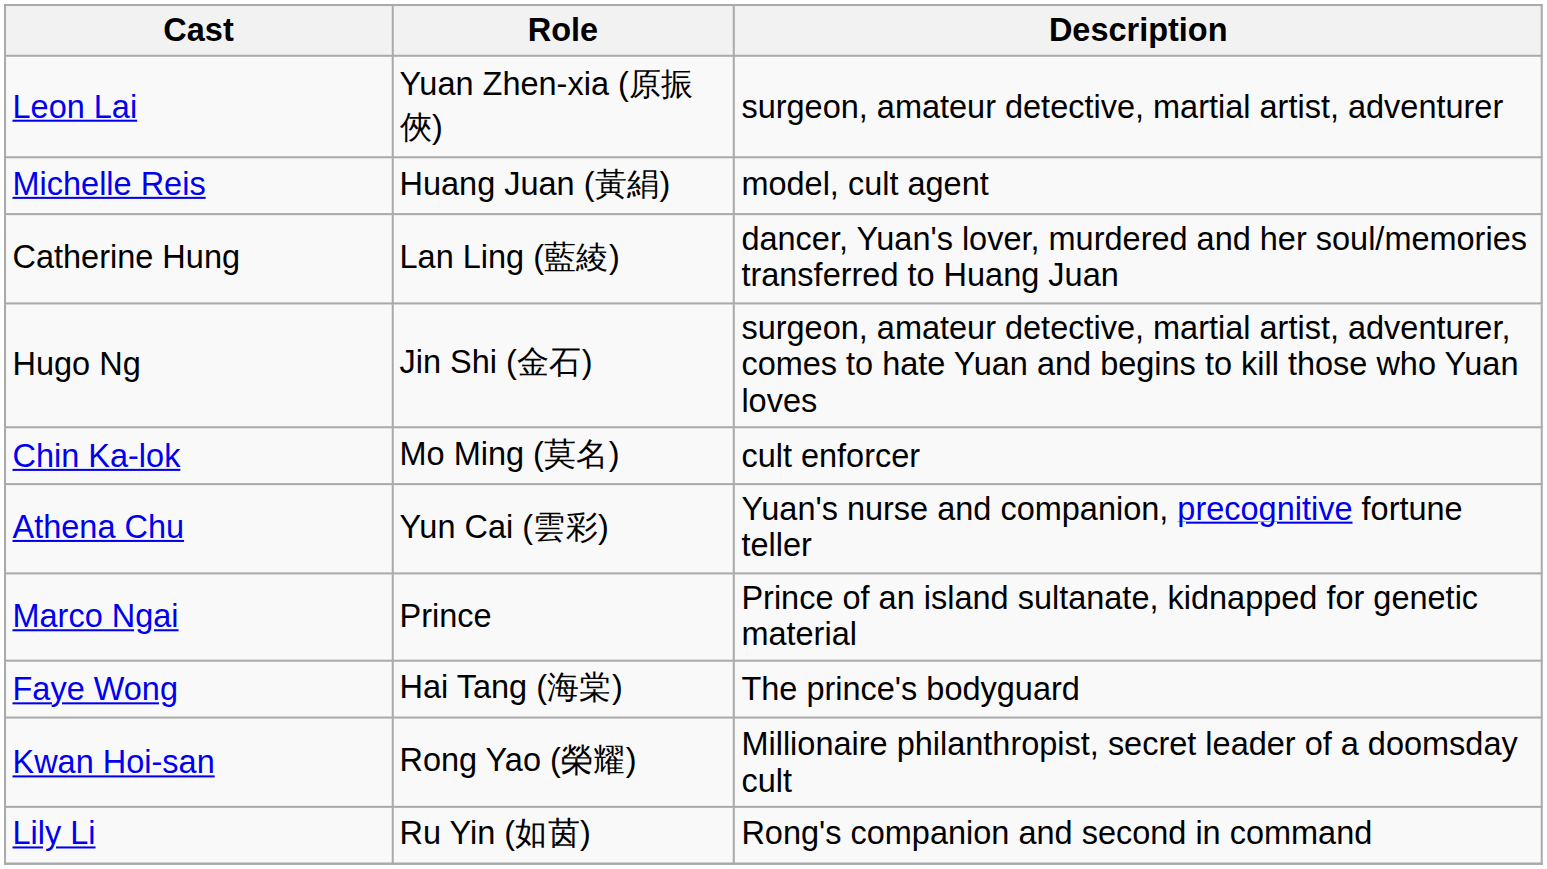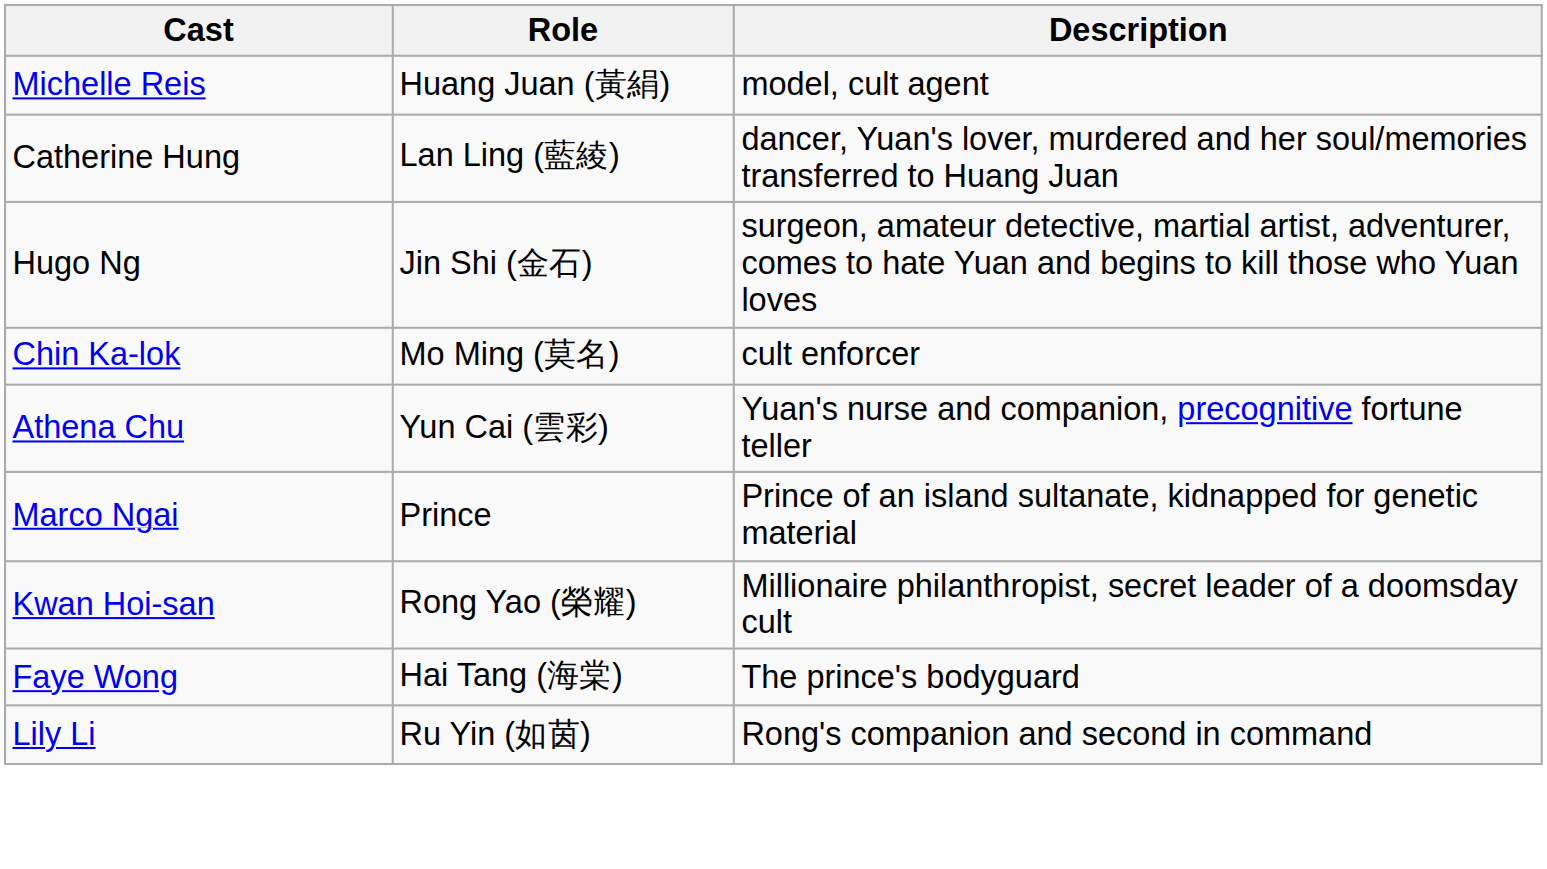- row: (75, 106)
rows swapped: (95, 688) <-> (114, 761)
